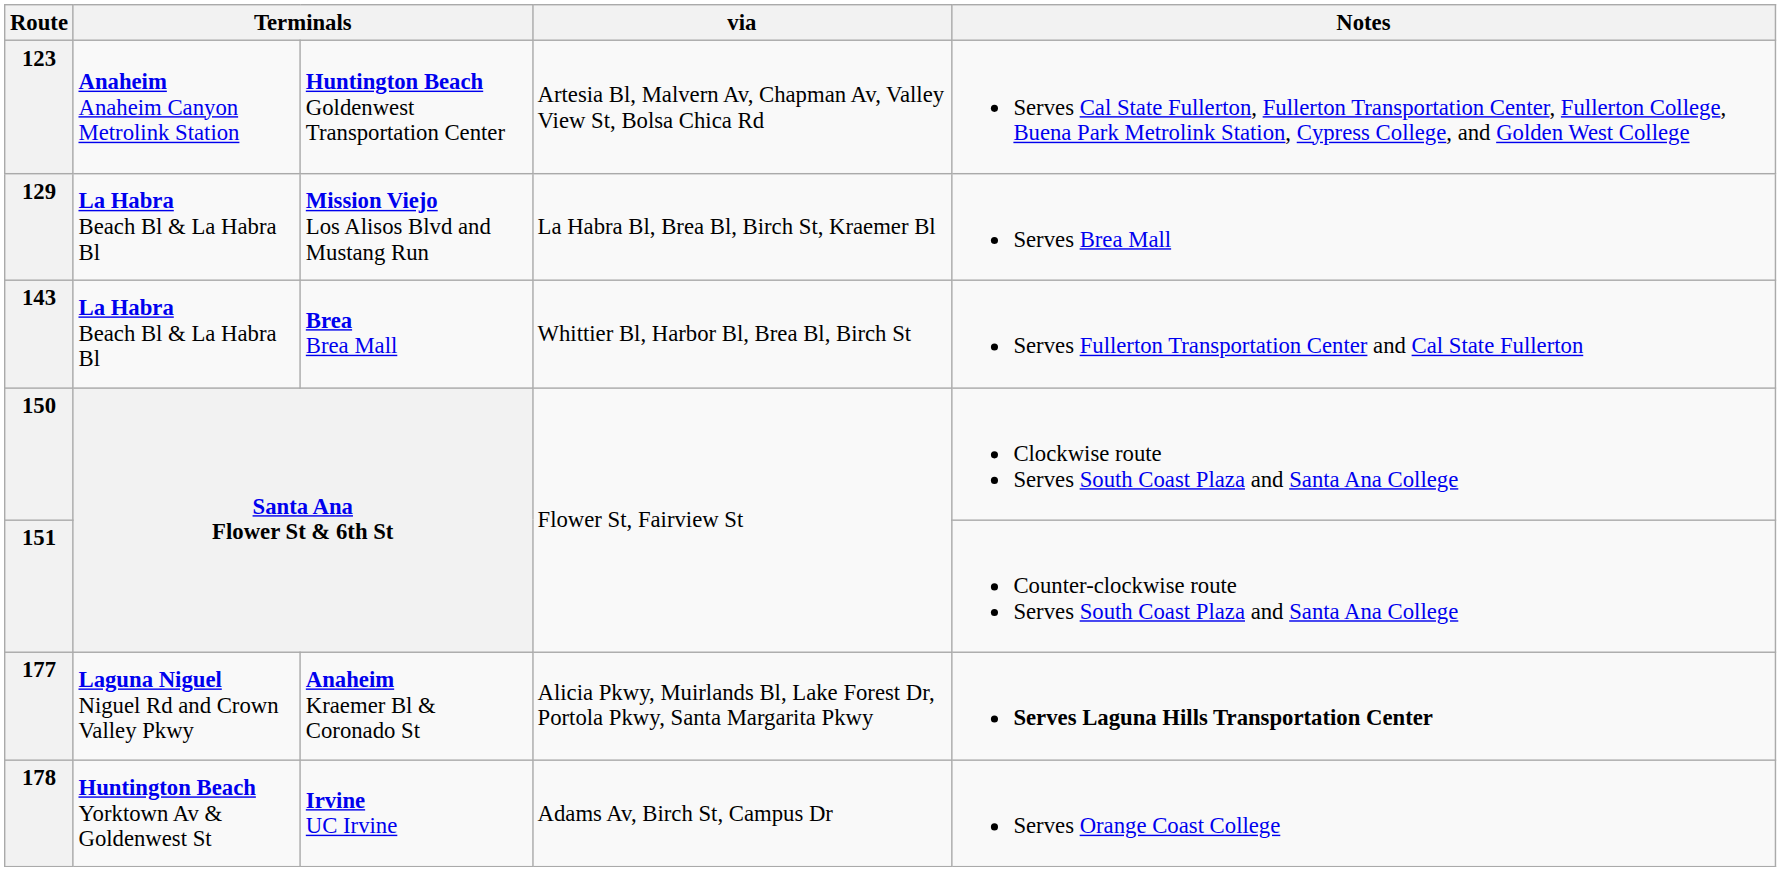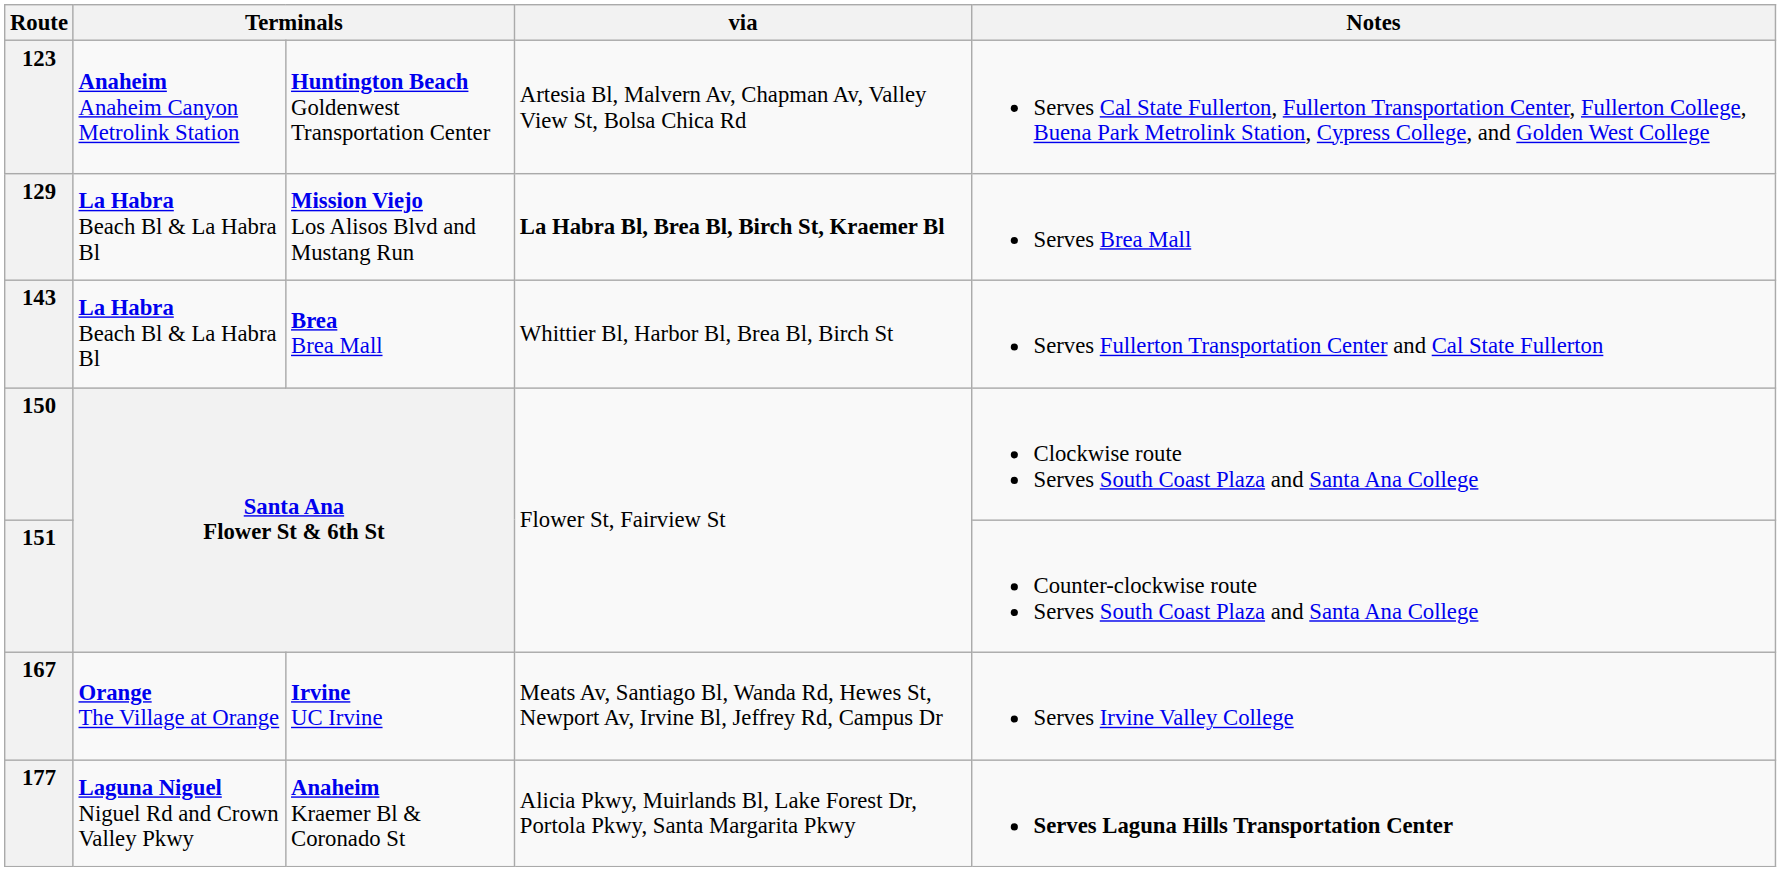(737, 226) normal -> (732, 226) bold
+ row: (39, 670)
- row: (39, 777)
